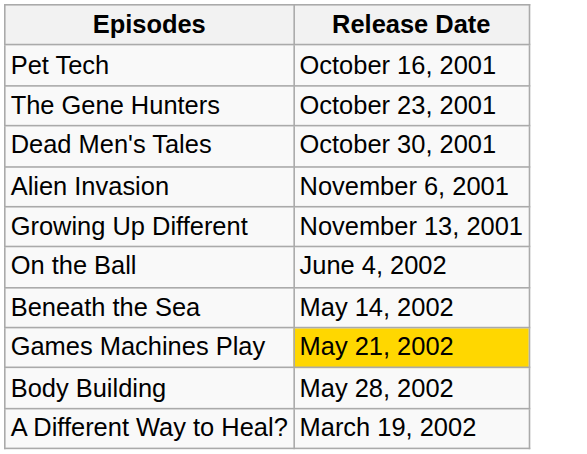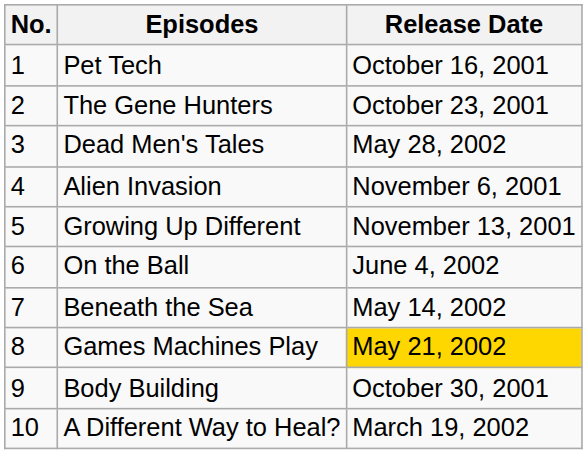+ column: (31, 24)
(398, 145) October 30, 2001 -> (429, 145) May 28, 2002
(377, 387) May 28, 2002 -> (451, 387) October 30, 2001
